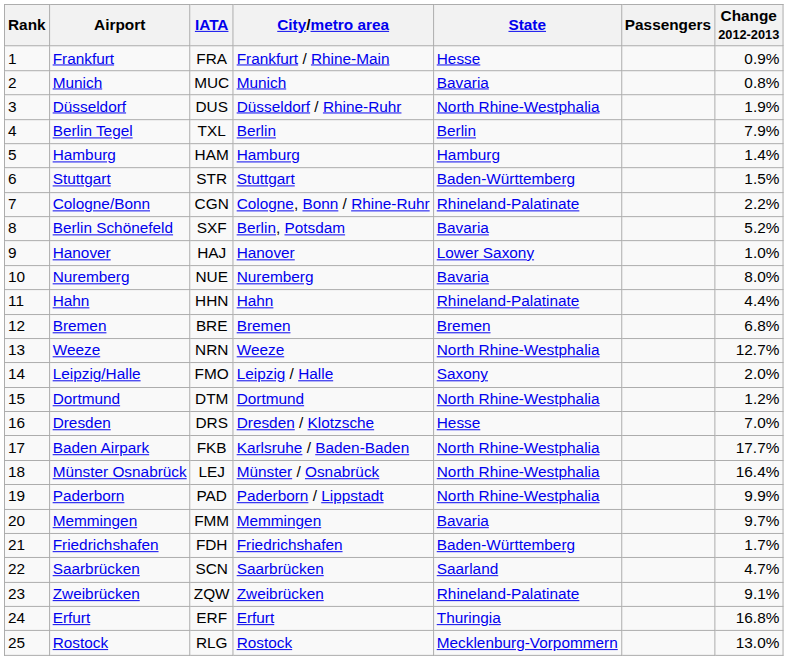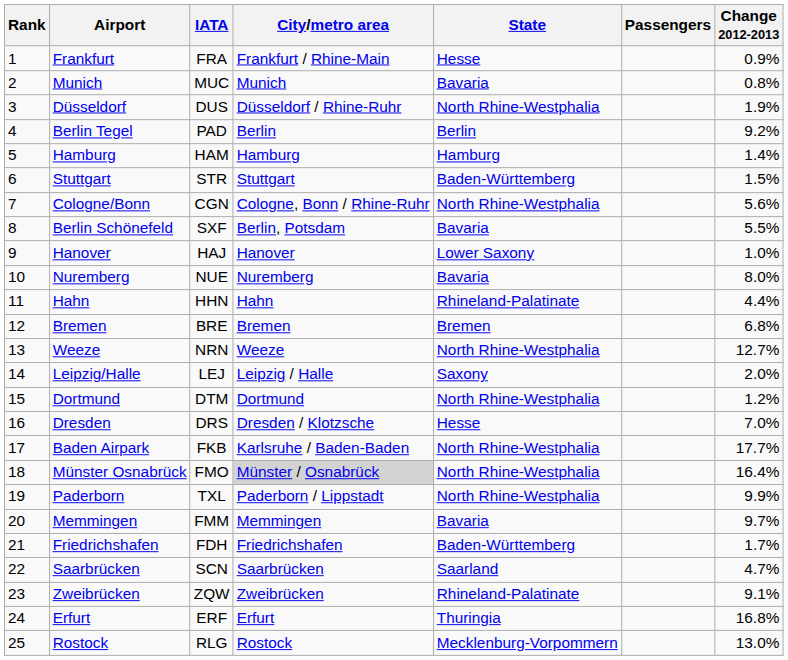(212, 131) TXL -> (212, 131) PAD
(762, 131) 7.9% -> (762, 131) 9.2%
(508, 204) Rhineland-Palatinate -> (518, 204) North Rhine-Westphalia
(762, 204) 2.2% -> (762, 204) 5.6%
(762, 228) 5.2% -> (762, 228) 5.5%
(212, 374) FMO -> (212, 374) LEJ
(212, 472) LEJ -> (212, 472) FMO
(308, 472) no background -> (308, 472) lightgrey background
(212, 496) PAD -> (212, 496) TXL
